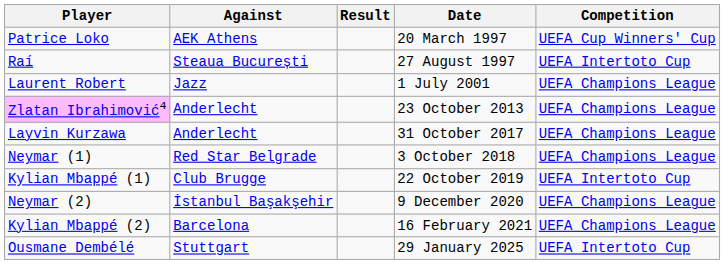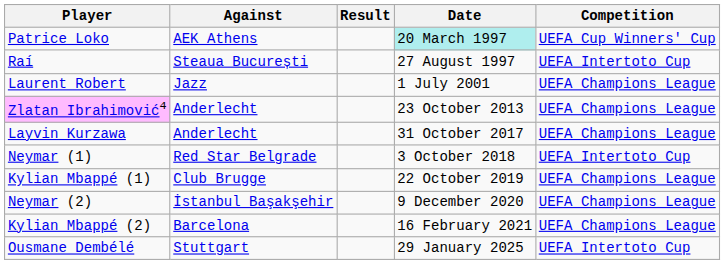(452, 39) no background -> (452, 39) paleturquoise background
(627, 157) UEFA Champions League -> (615, 157) UEFA Intertoto Cup
(615, 180) UEFA Intertoto Cup -> (627, 180) UEFA Champions League
